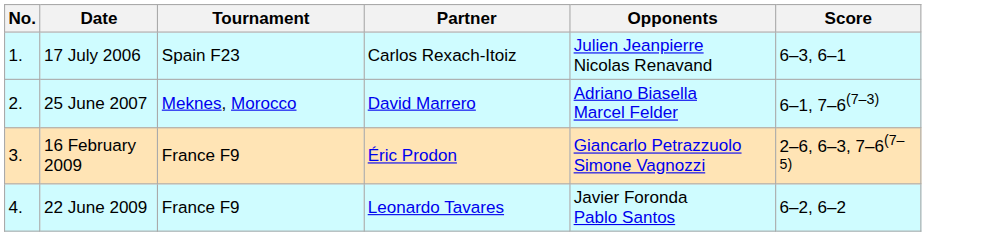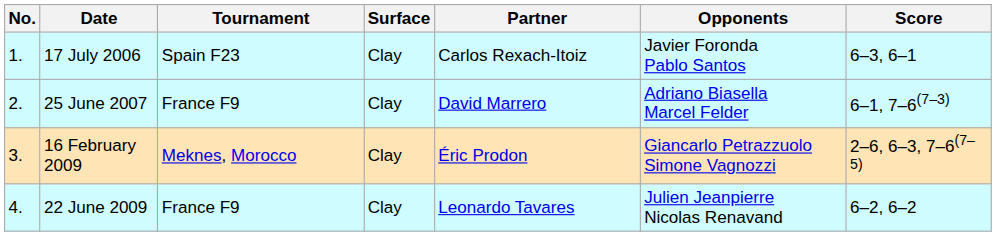+ column: (399, 17)
(643, 55) Julien Jeanpierre Nicolas Renavand -> (701, 55) Javier Foronda Pablo Santos
(229, 102) Meknes, Morocco -> (201, 102) France F9
(201, 155) France F9 -> (229, 155) Meknes, Morocco
(631, 207) Javier Foronda Pablo Santos -> (713, 207) Julien Jeanpierre Nicolas Renavand
